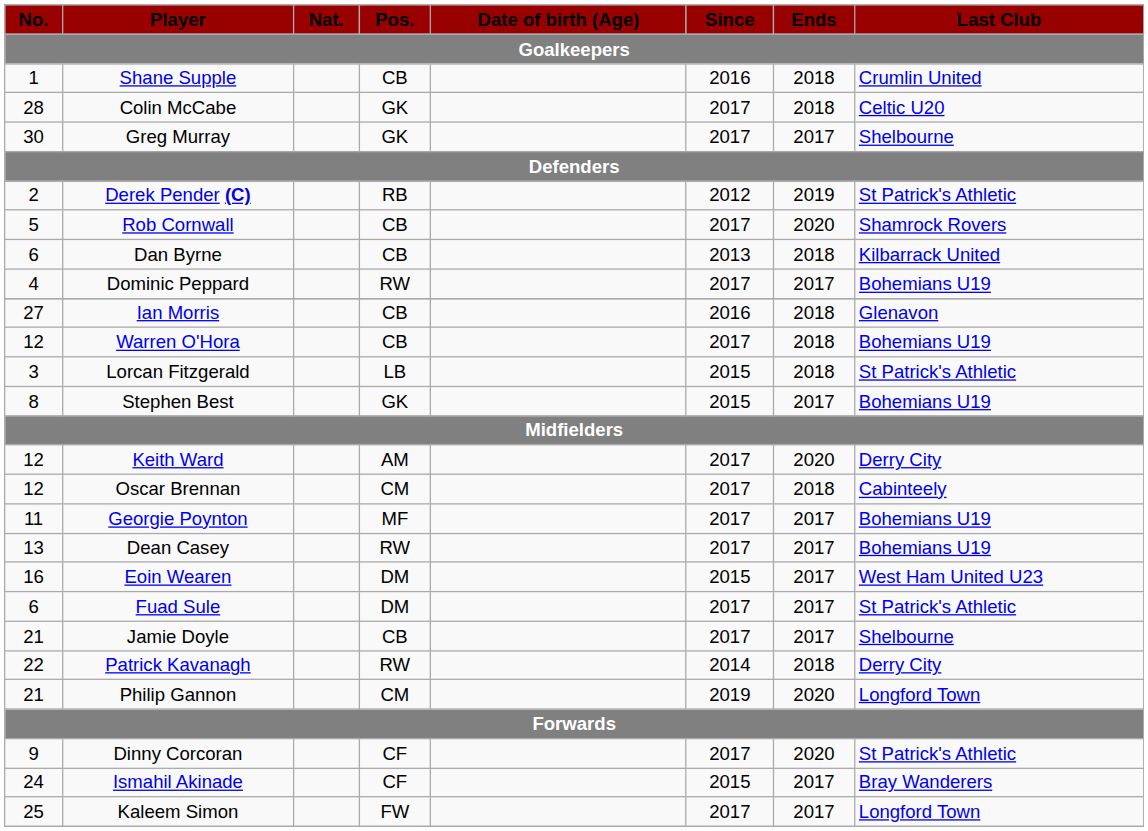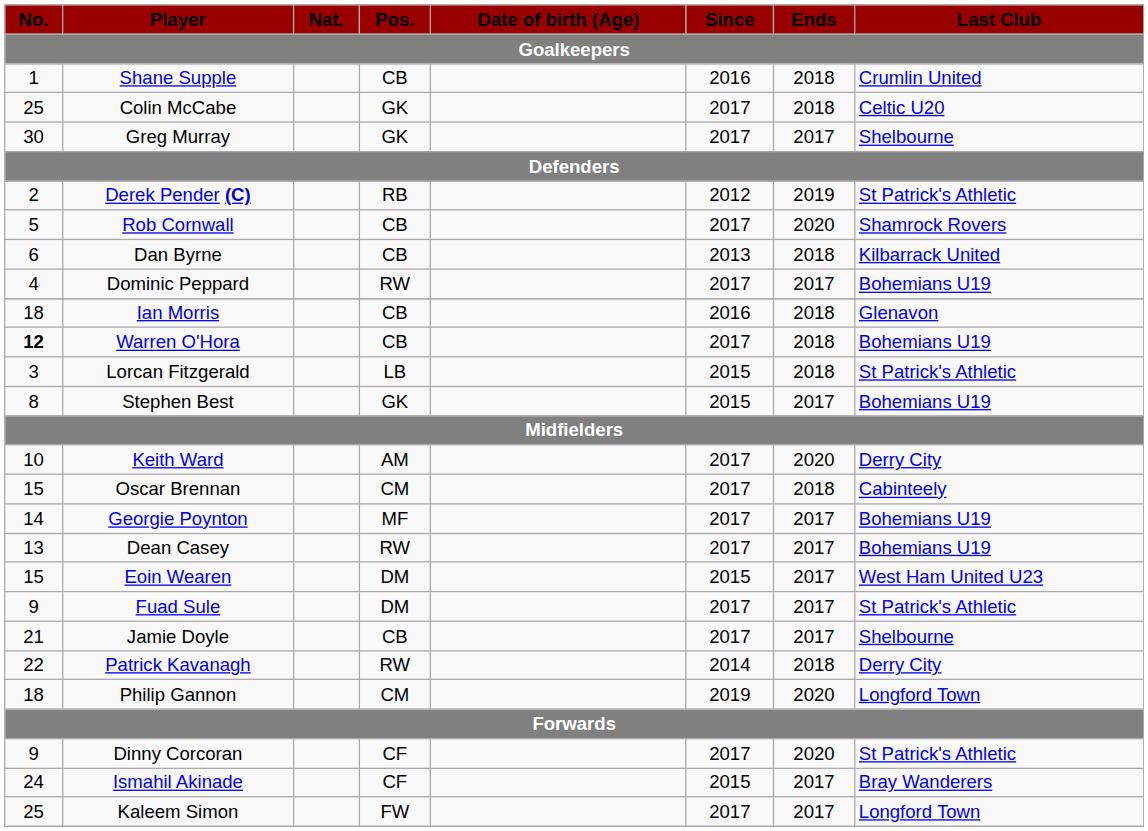(34, 108) 28 -> (34, 108) 25
(34, 313) 27 -> (34, 313) 18
(34, 343) normal -> (34, 343) bold
(34, 460) 12 -> (34, 460) 10
(34, 489) 12 -> (34, 489) 15
(34, 519) 11 -> (34, 519) 14
(34, 577) 16 -> (34, 577) 15
(34, 607) 6 -> (34, 607) 9
(34, 695) 21 -> (34, 695) 18
